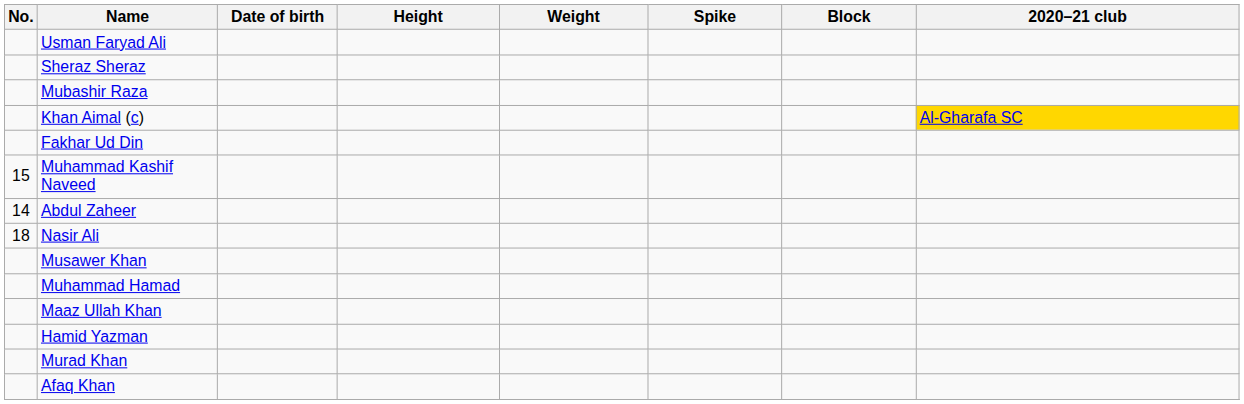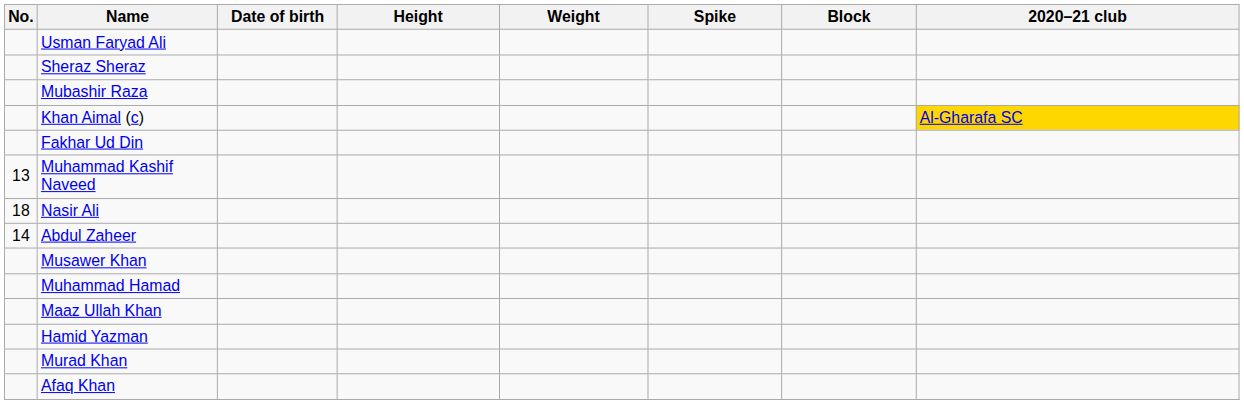(21, 176) 15 -> (21, 176) 13
rows swapped: (89, 210) <-> (70, 235)
